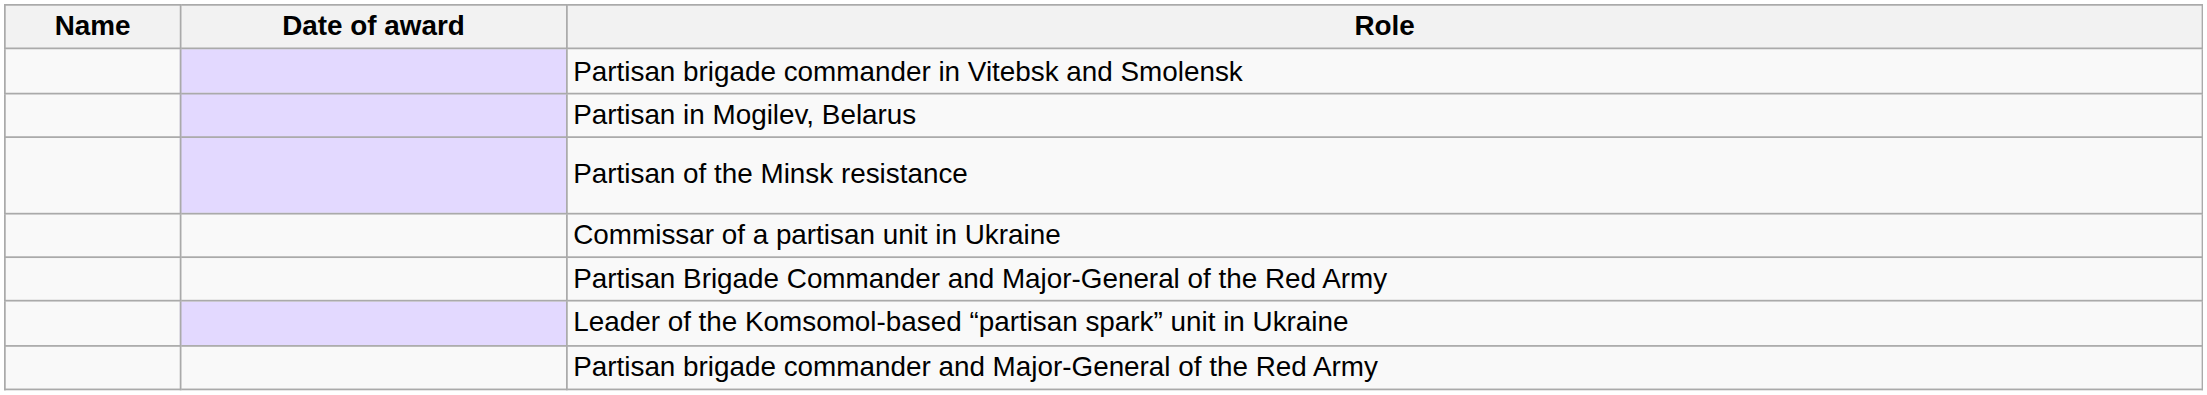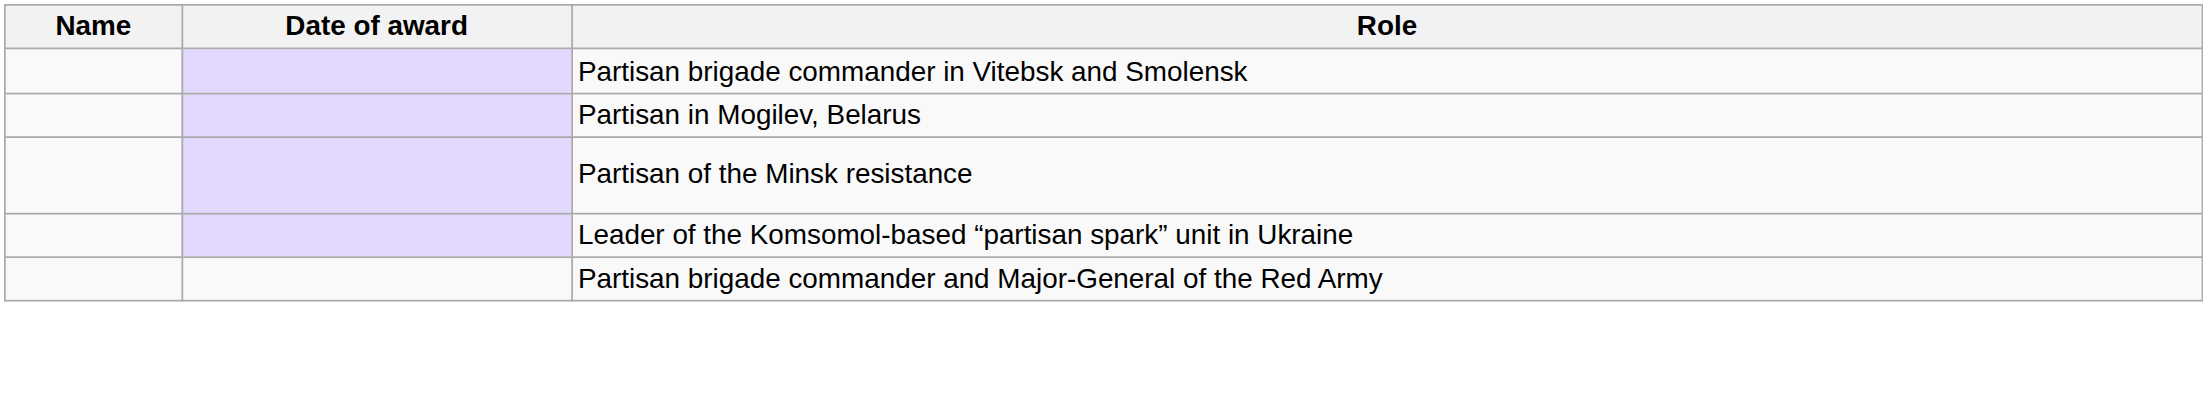- row: (817, 234)
- row: (980, 278)
